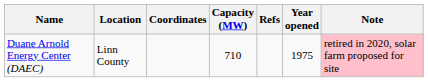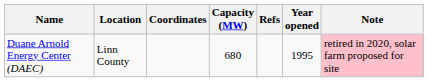(233, 55) 710 -> (233, 55) 680
(302, 55) 1975 -> (302, 55) 1995
